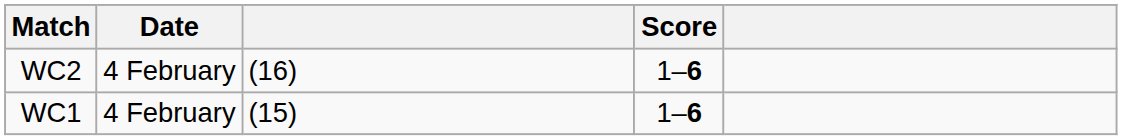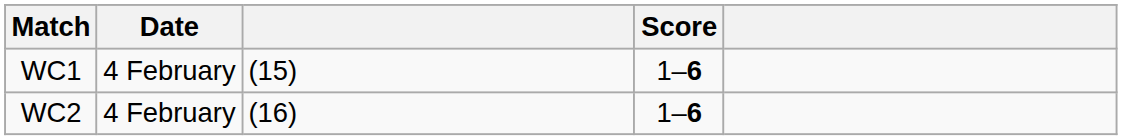rows swapped: (51, 113) <-> (51, 70)
